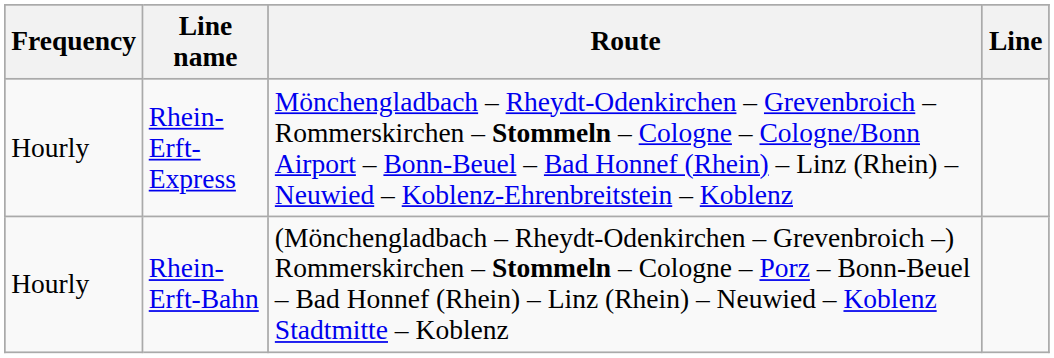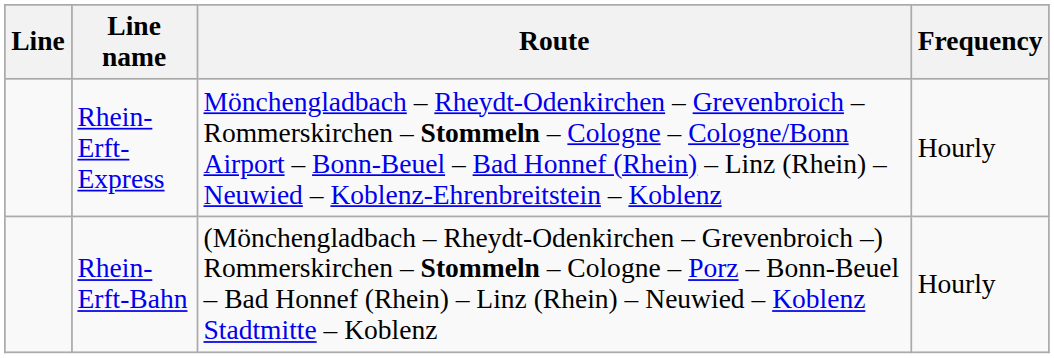columns swapped: (1016, 41) <-> (74, 41)
